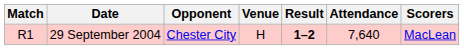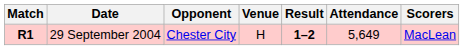(26, 34) normal -> (26, 34) bold
(364, 34) 7,640 -> (364, 34) 5,649
